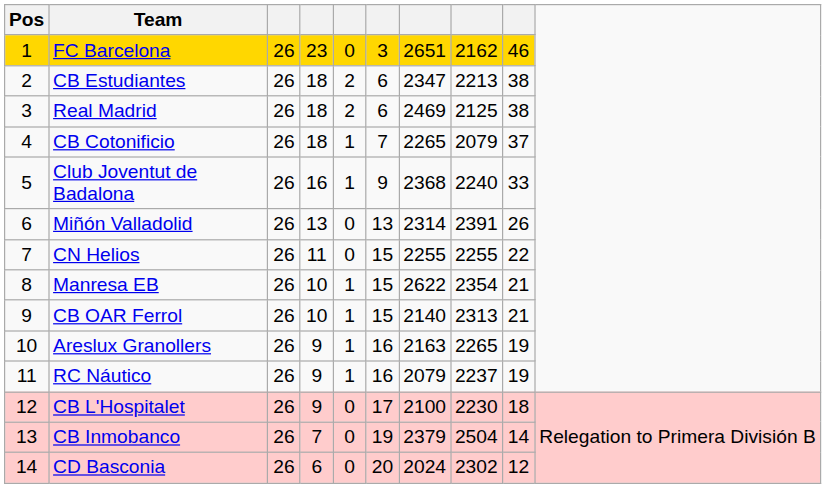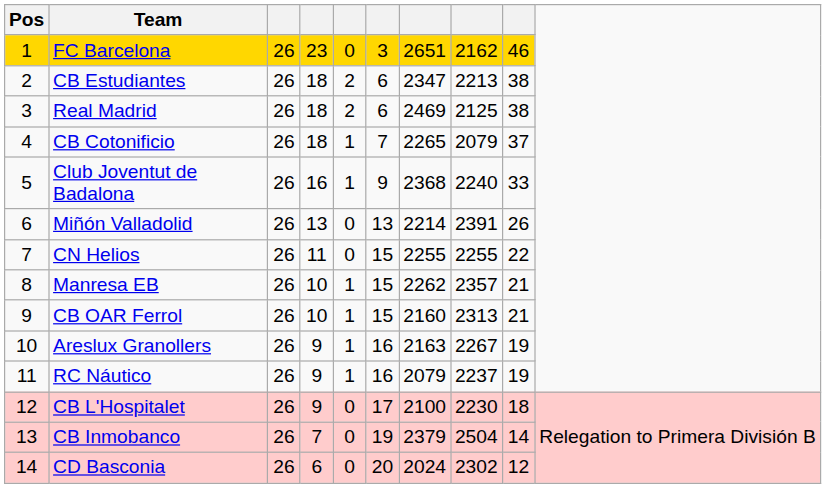(425, 224) 2314 -> (425, 224) 2214
(425, 284) 2622 -> (425, 284) 2262
(476, 284) 2354 -> (476, 284) 2357
(425, 315) 2140 -> (425, 315) 2160
(476, 345) 2265 -> (476, 345) 2267
